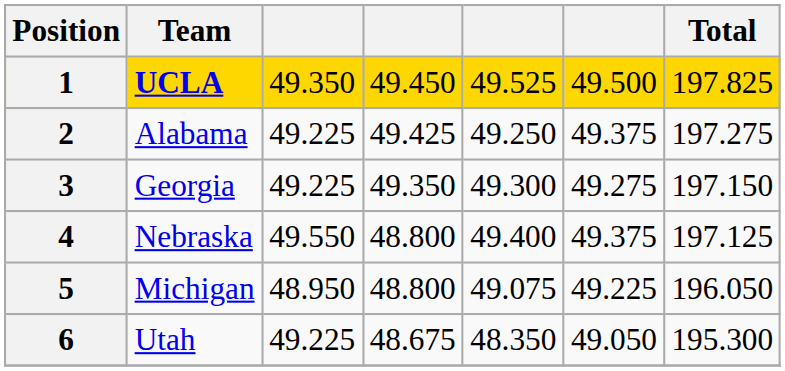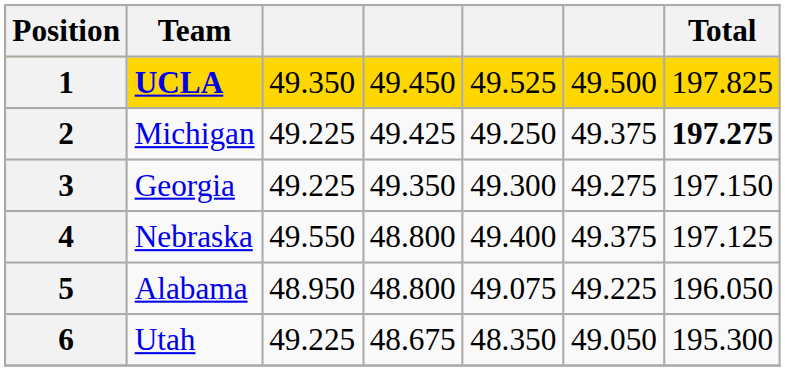(191, 133) Alabama -> (195, 133) Michigan
(722, 133) normal -> (722, 133) bold
(195, 288) Michigan -> (191, 288) Alabama
